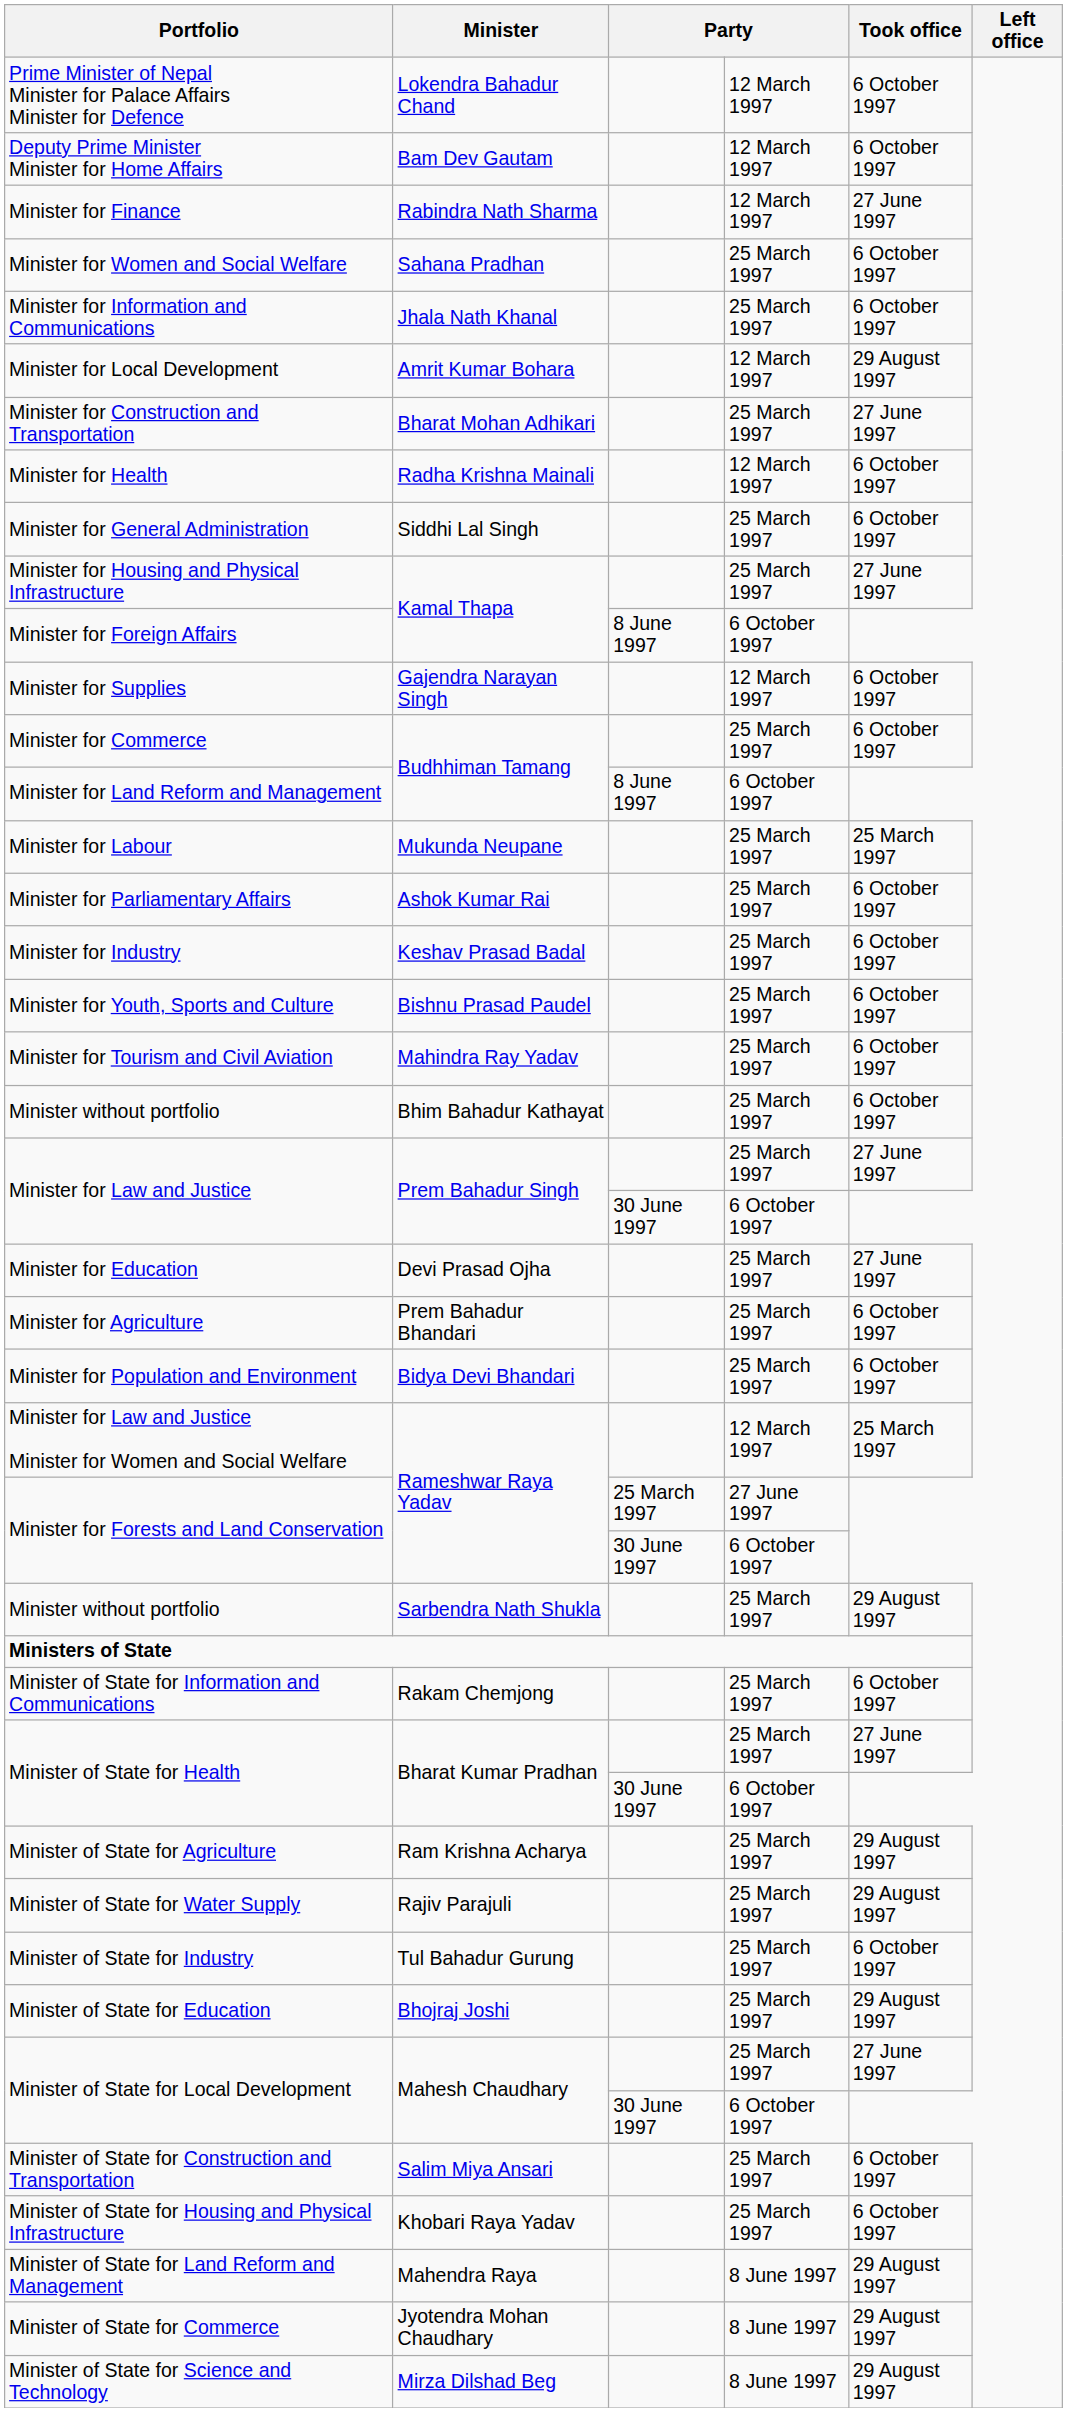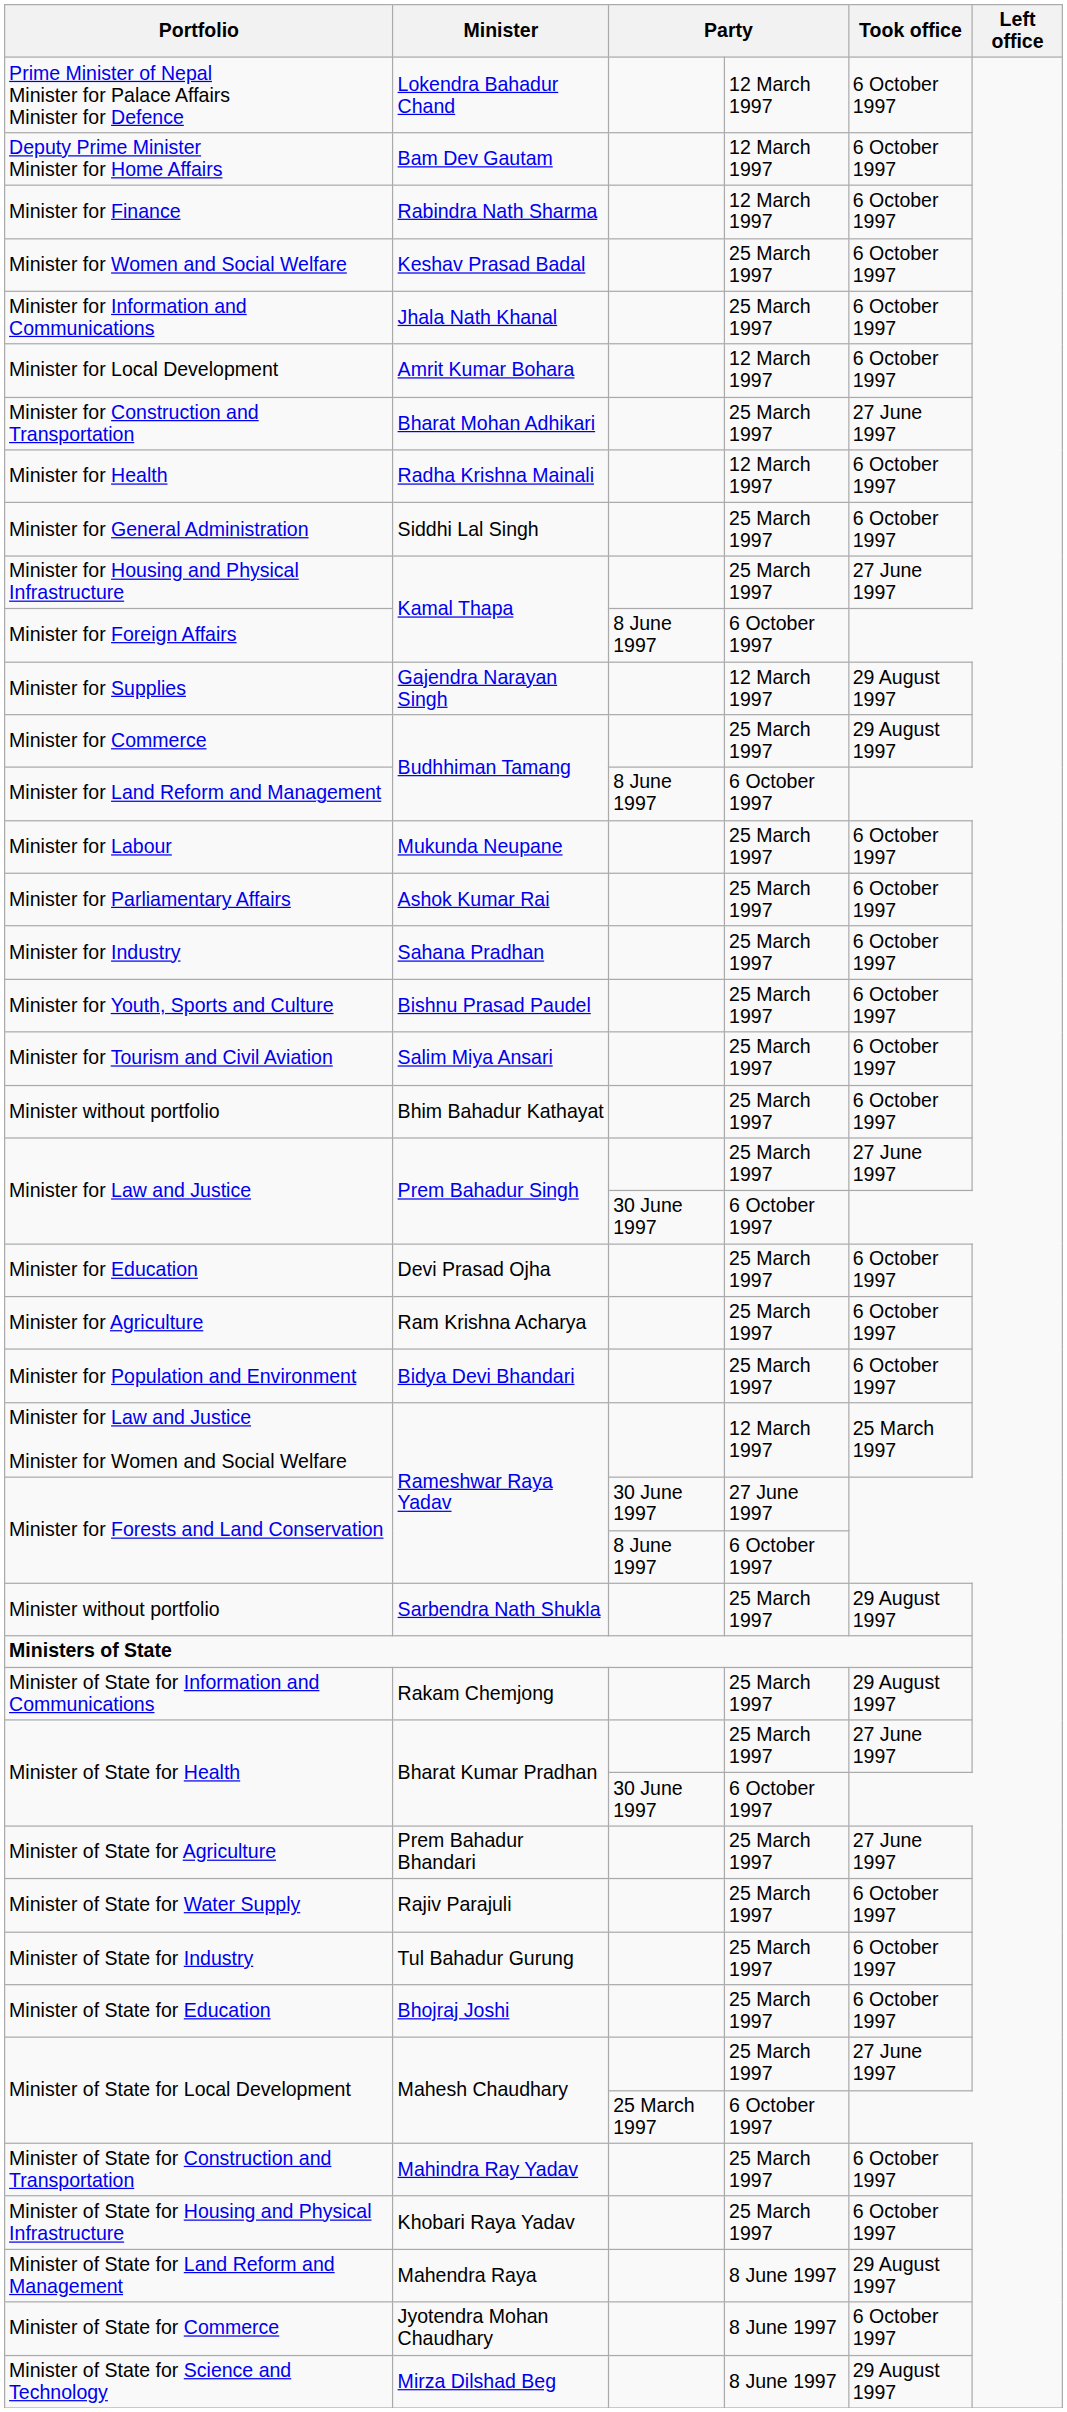(887, 211) 27 June 1997 -> (896, 211) 6 October 1997
(471, 264) Sahana Pradhan -> (491, 264) Keshav Prasad Badal
(896, 370) 29 August 1997 -> (896, 370) 6 October 1997
(896, 687) 6 October 1997 -> (896, 687) 29 August 1997
(896, 740) 6 October 1997 -> (896, 740) 29 August 1997
(893, 846) 25 March 1997 -> (896, 846) 6 October 1997
(491, 952) Keshav Prasad Badal -> (471, 952) Sahana Pradhan
(488, 1058) Mahindra Ray Yadav -> (475, 1058) Salim Miya Ansari
(887, 1270) 27 June 1997 -> (896, 1270) 6 October 1997
(461, 1322) Prem Bahadur Bhandari -> (492, 1322) Ram Krishna Acharya
(654, 1503) 25 March 1997 -> (648, 1503) 30 June 1997
(648, 1556) 30 June 1997 -> (642, 1556) 8 June 1997
(896, 1693) 6 October 1997 -> (896, 1693) 29 August 1997
(492, 1852) Ram Krishna Acharya -> (461, 1852) Prem Bahadur Bhandari
(896, 1852) 29 August 1997 -> (887, 1852) 27 June 1997
(896, 1905) 29 August 1997 -> (896, 1905) 6 October 1997
(896, 2010) 29 August 1997 -> (896, 2010) 6 October 1997
(648, 2116) 30 June 1997 -> (654, 2116) 25 March 1997
(475, 2169) Salim Miya Ansari -> (488, 2169) Mahindra Ray Yadav
(896, 2328) 29 August 1997 -> (896, 2328) 6 October 1997
